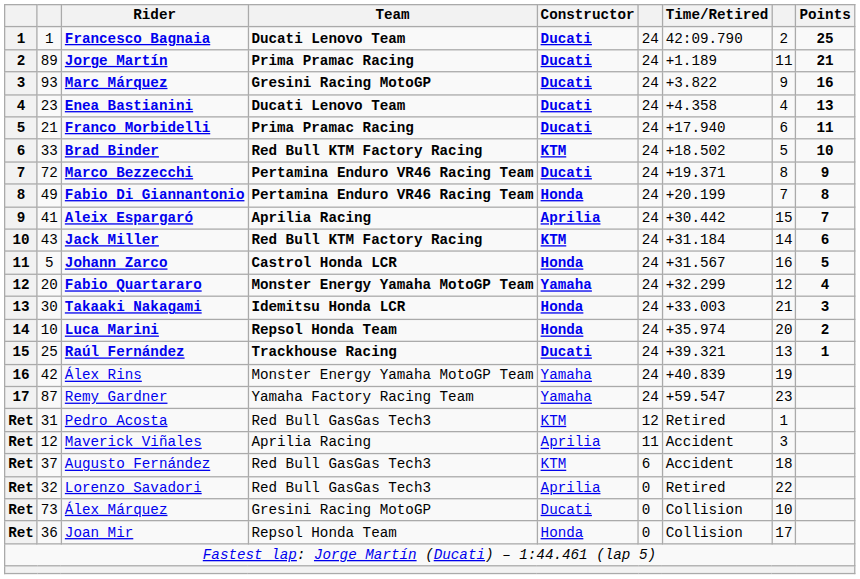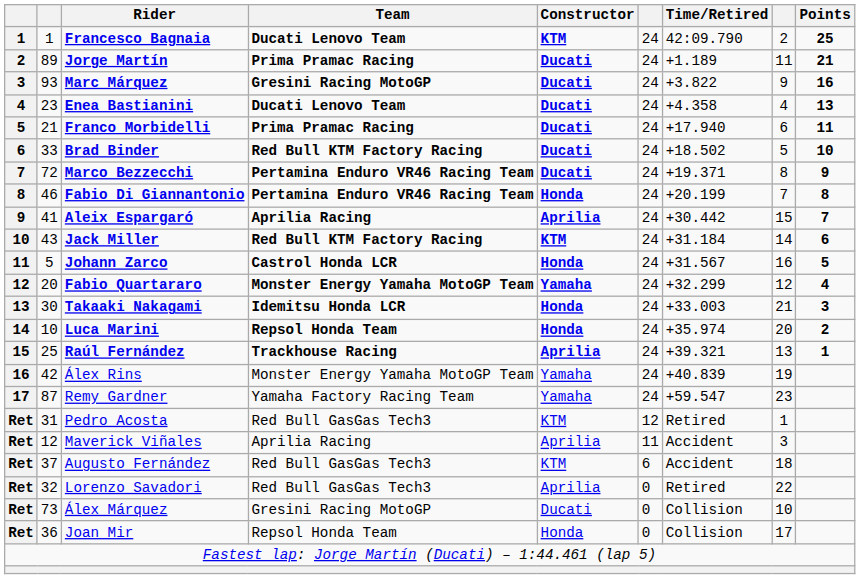(566, 38) Ducati -> (553, 38) KTM
(553, 151) KTM -> (566, 151) Ducati
(49, 196) 49 -> (49, 196) 46
(566, 353) Ducati -> (571, 353) Aprilia
